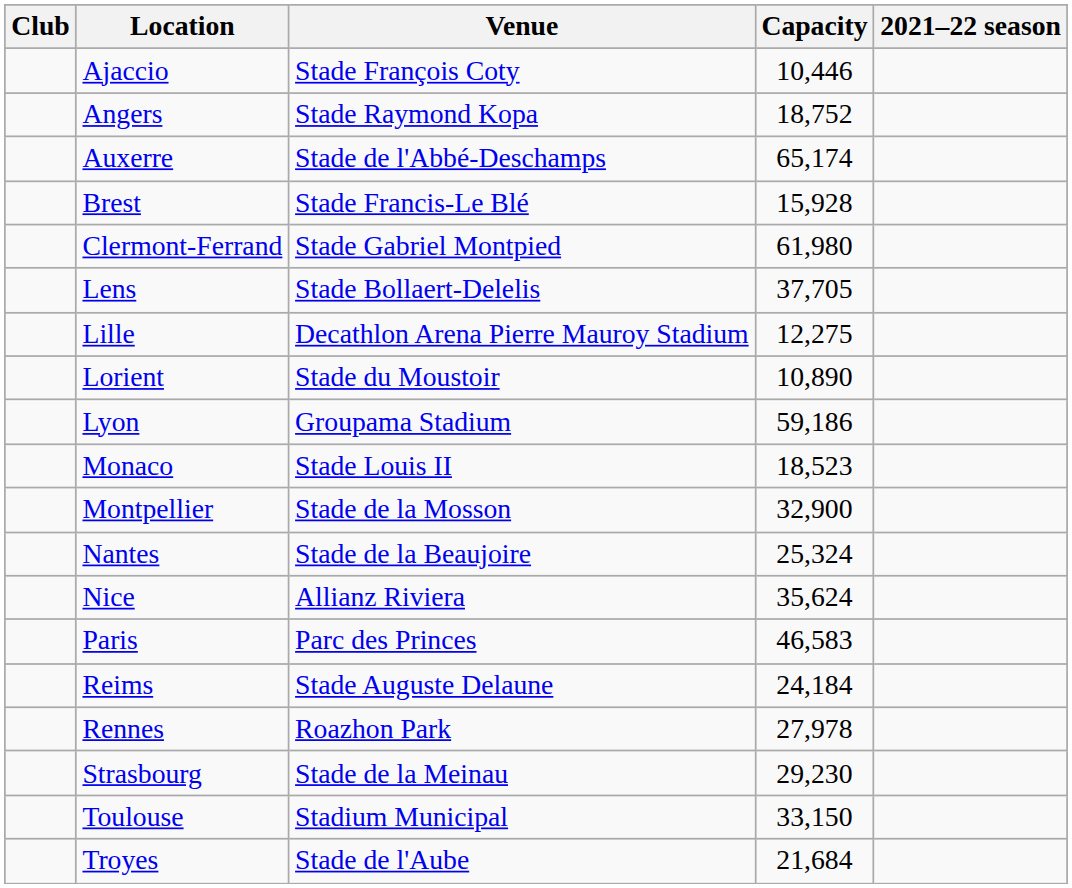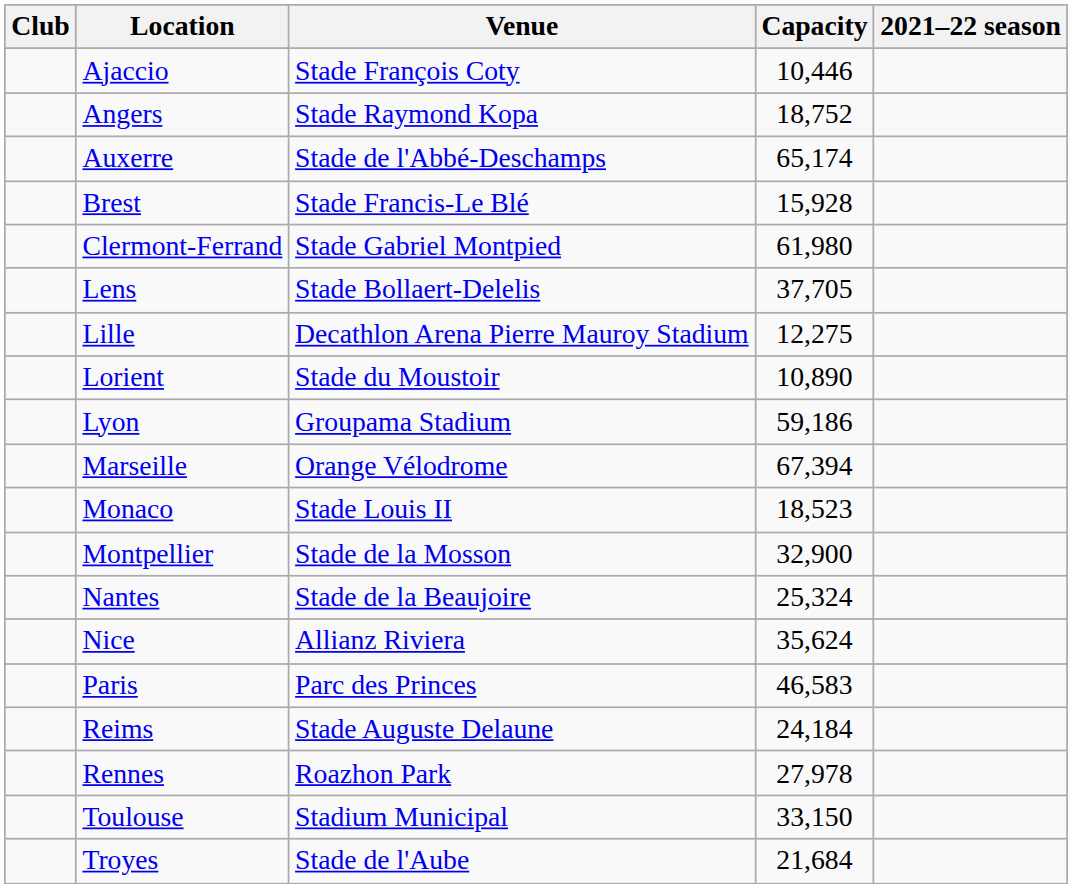+ row: (135, 465)
- row: (142, 772)
